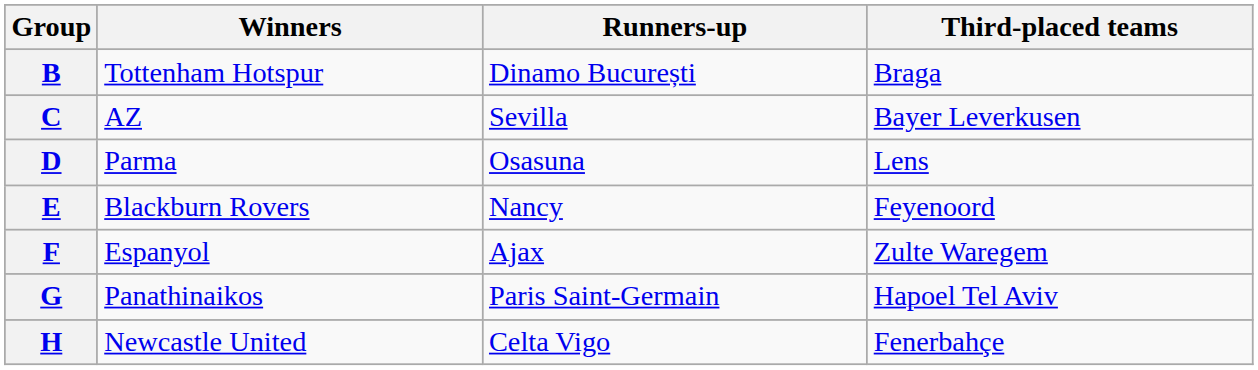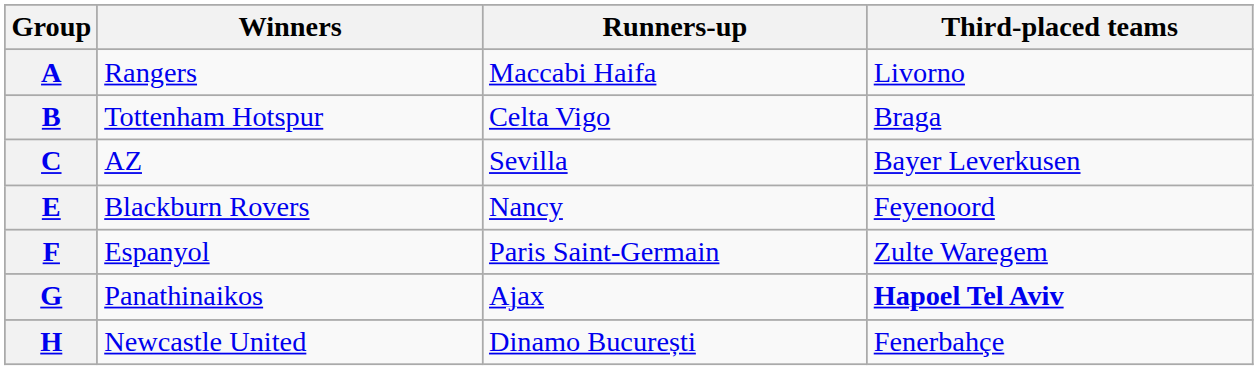+ row: (51, 71)
(592, 71) Dinamo București -> (550, 116) Celta Vigo
- row: (51, 161)
(517, 251) Ajax -> (604, 251) Paris Saint-Germain
(604, 296) Paris Saint-Germain -> (517, 296) Ajax
(966, 296) normal -> (969, 296) bold
(550, 341) Celta Vigo -> (592, 341) Dinamo București
